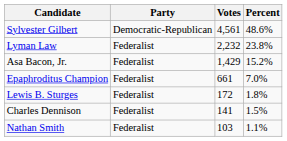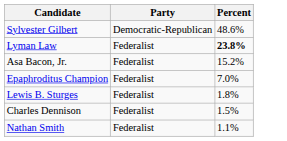- column: (229, 12)
(259, 45) normal -> (231, 45) bold
